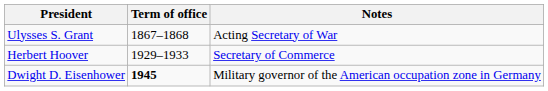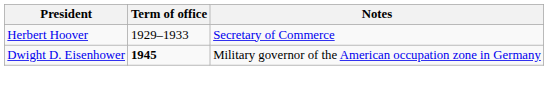- row: (50, 34)
